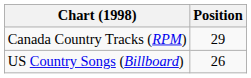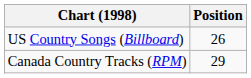rows swapped: (97, 38) <-> (96, 61)
